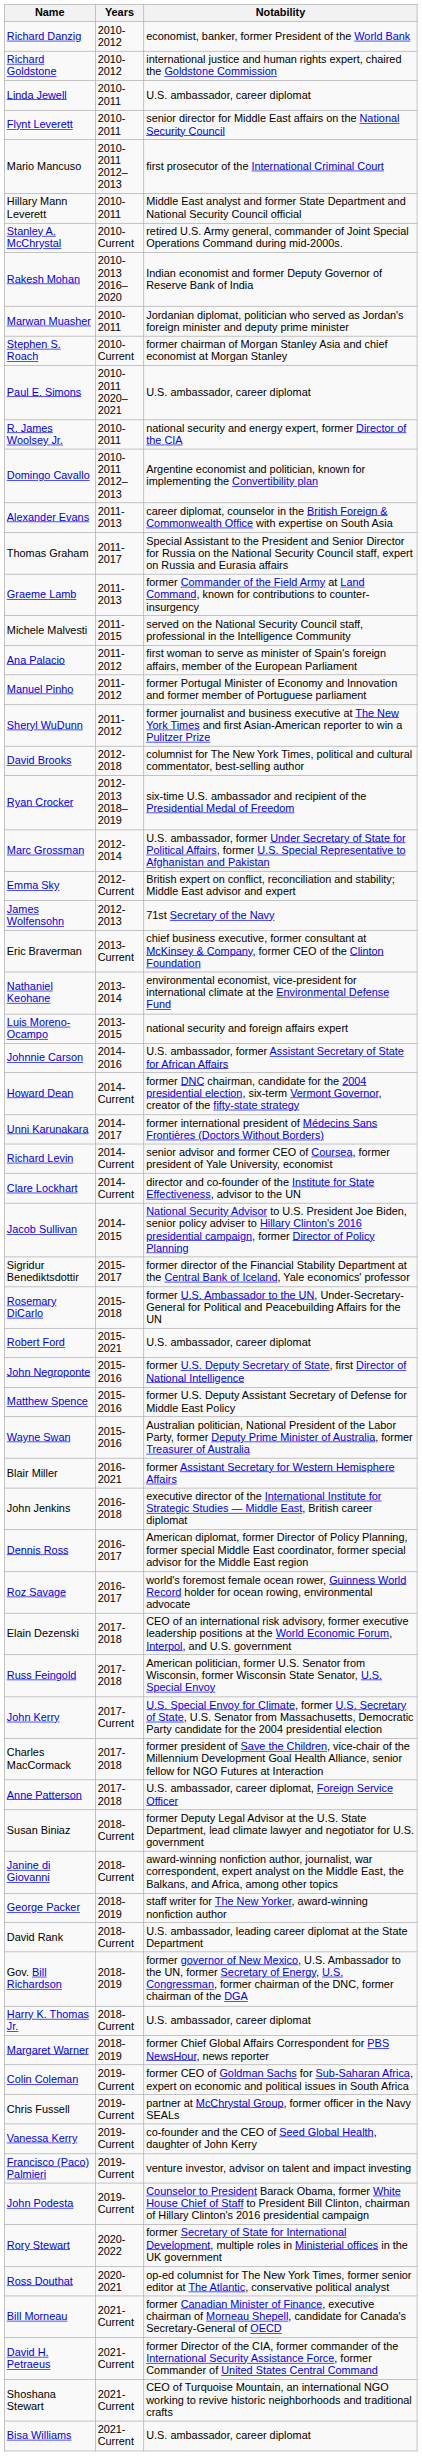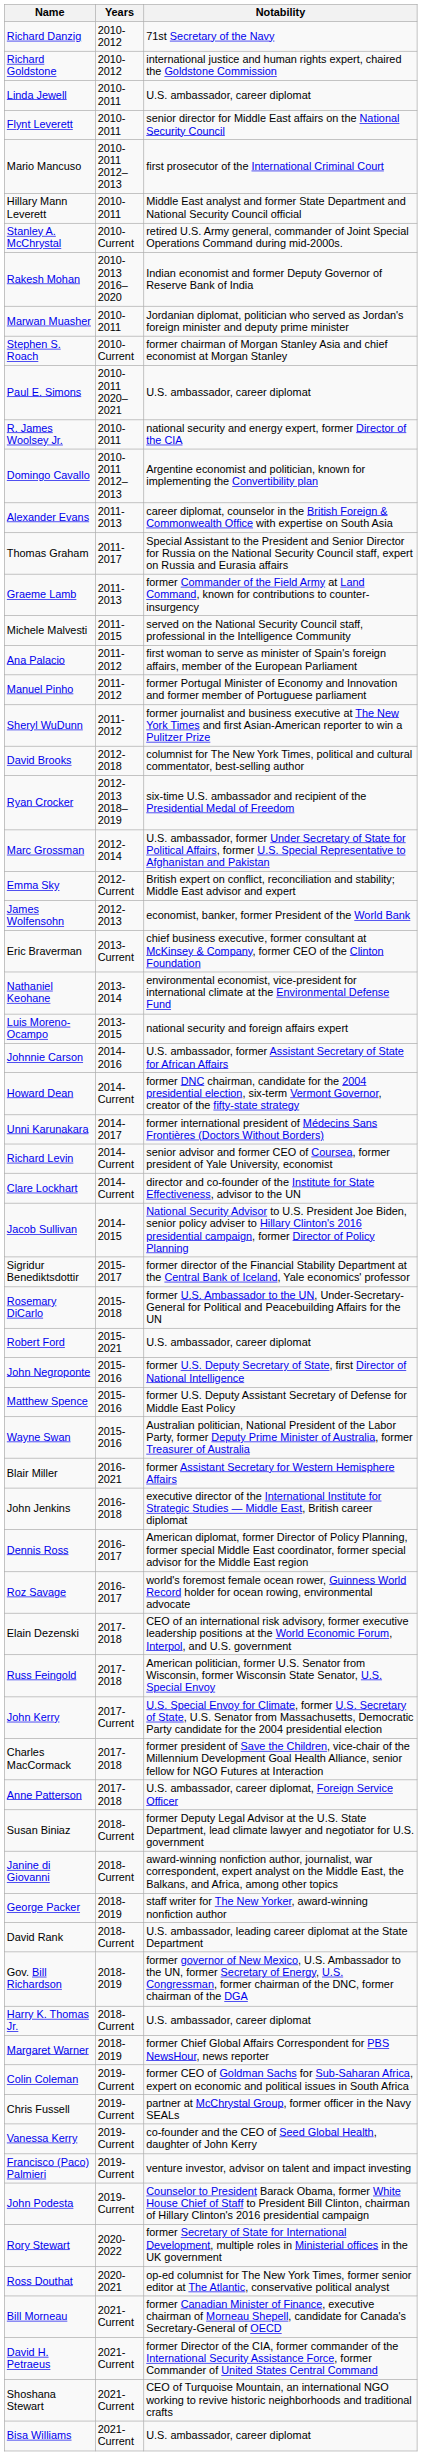(278, 36) economist, banker, former President of the World Bank -> (210, 36) 71st Secretary of the Navy
(210, 915) 71st Secretary of the Navy -> (278, 915) economist, banker, former President of the World Bank
